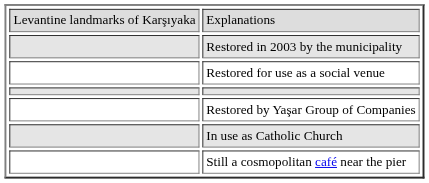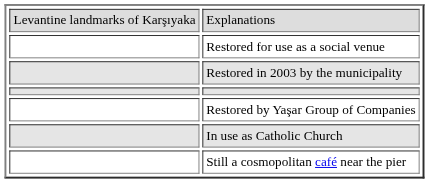rows swapped: (304, 46) <-> (296, 72)
